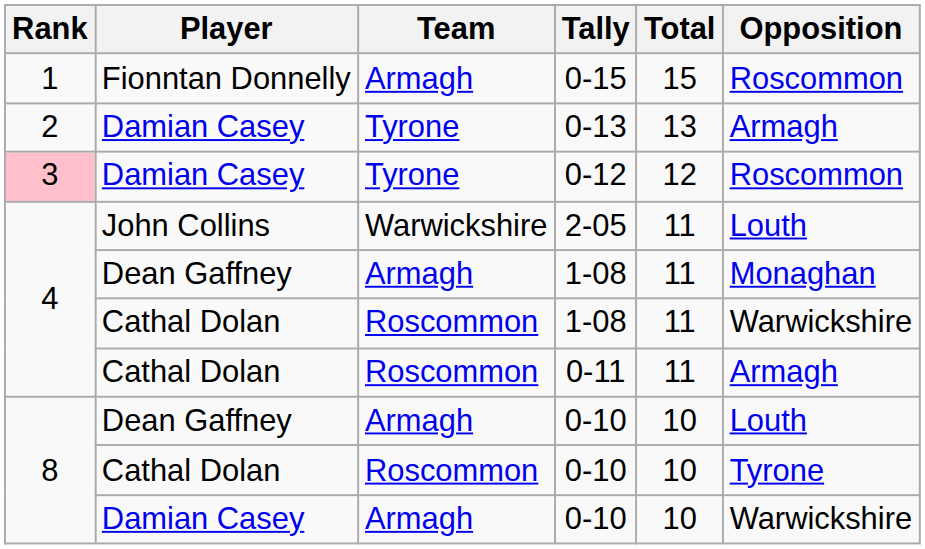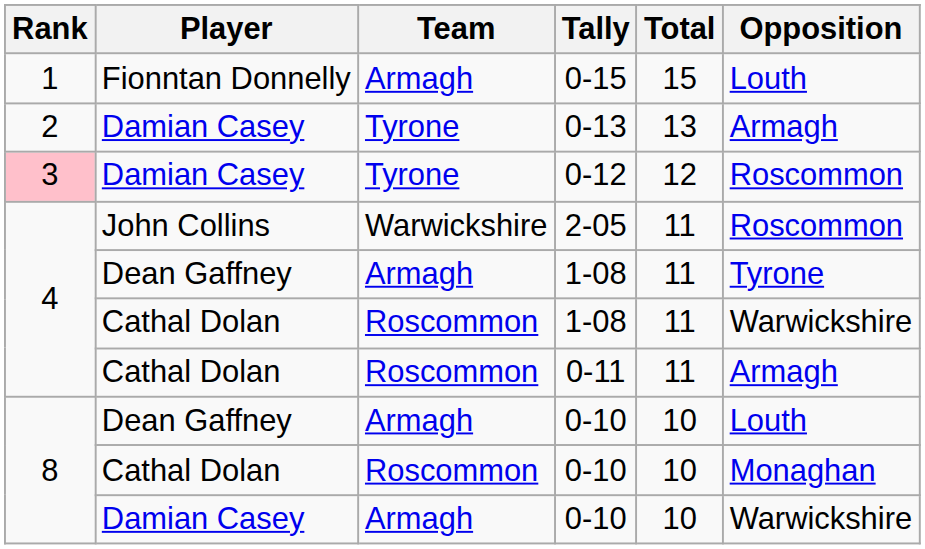(816, 77) Roscommon -> (768, 77) Louth
(768, 224) Louth -> (816, 224) Roscommon
(803, 273) Monaghan -> (777, 273) Tyrone
(777, 469) Tyrone -> (803, 469) Monaghan
